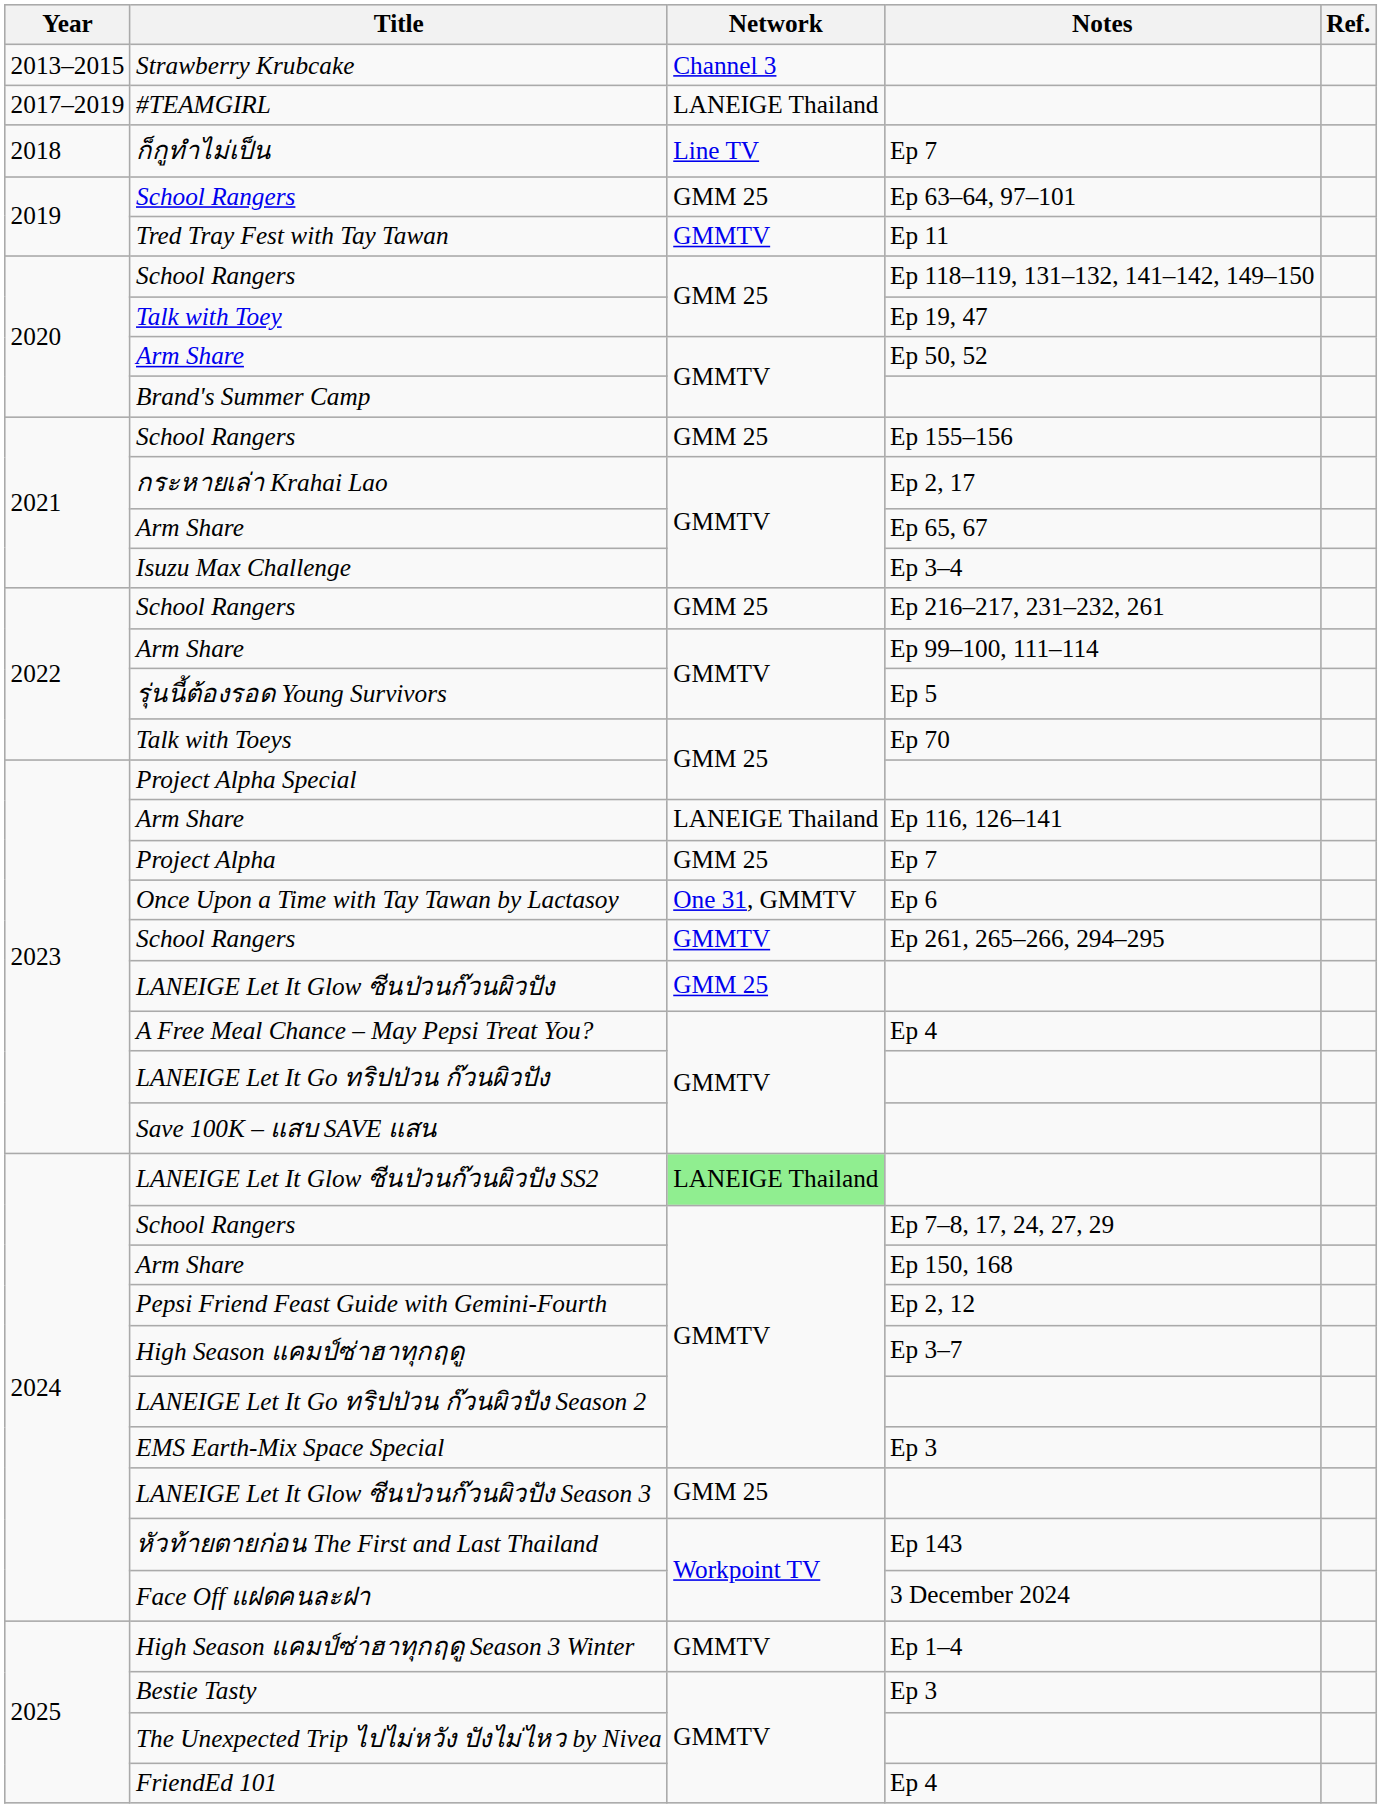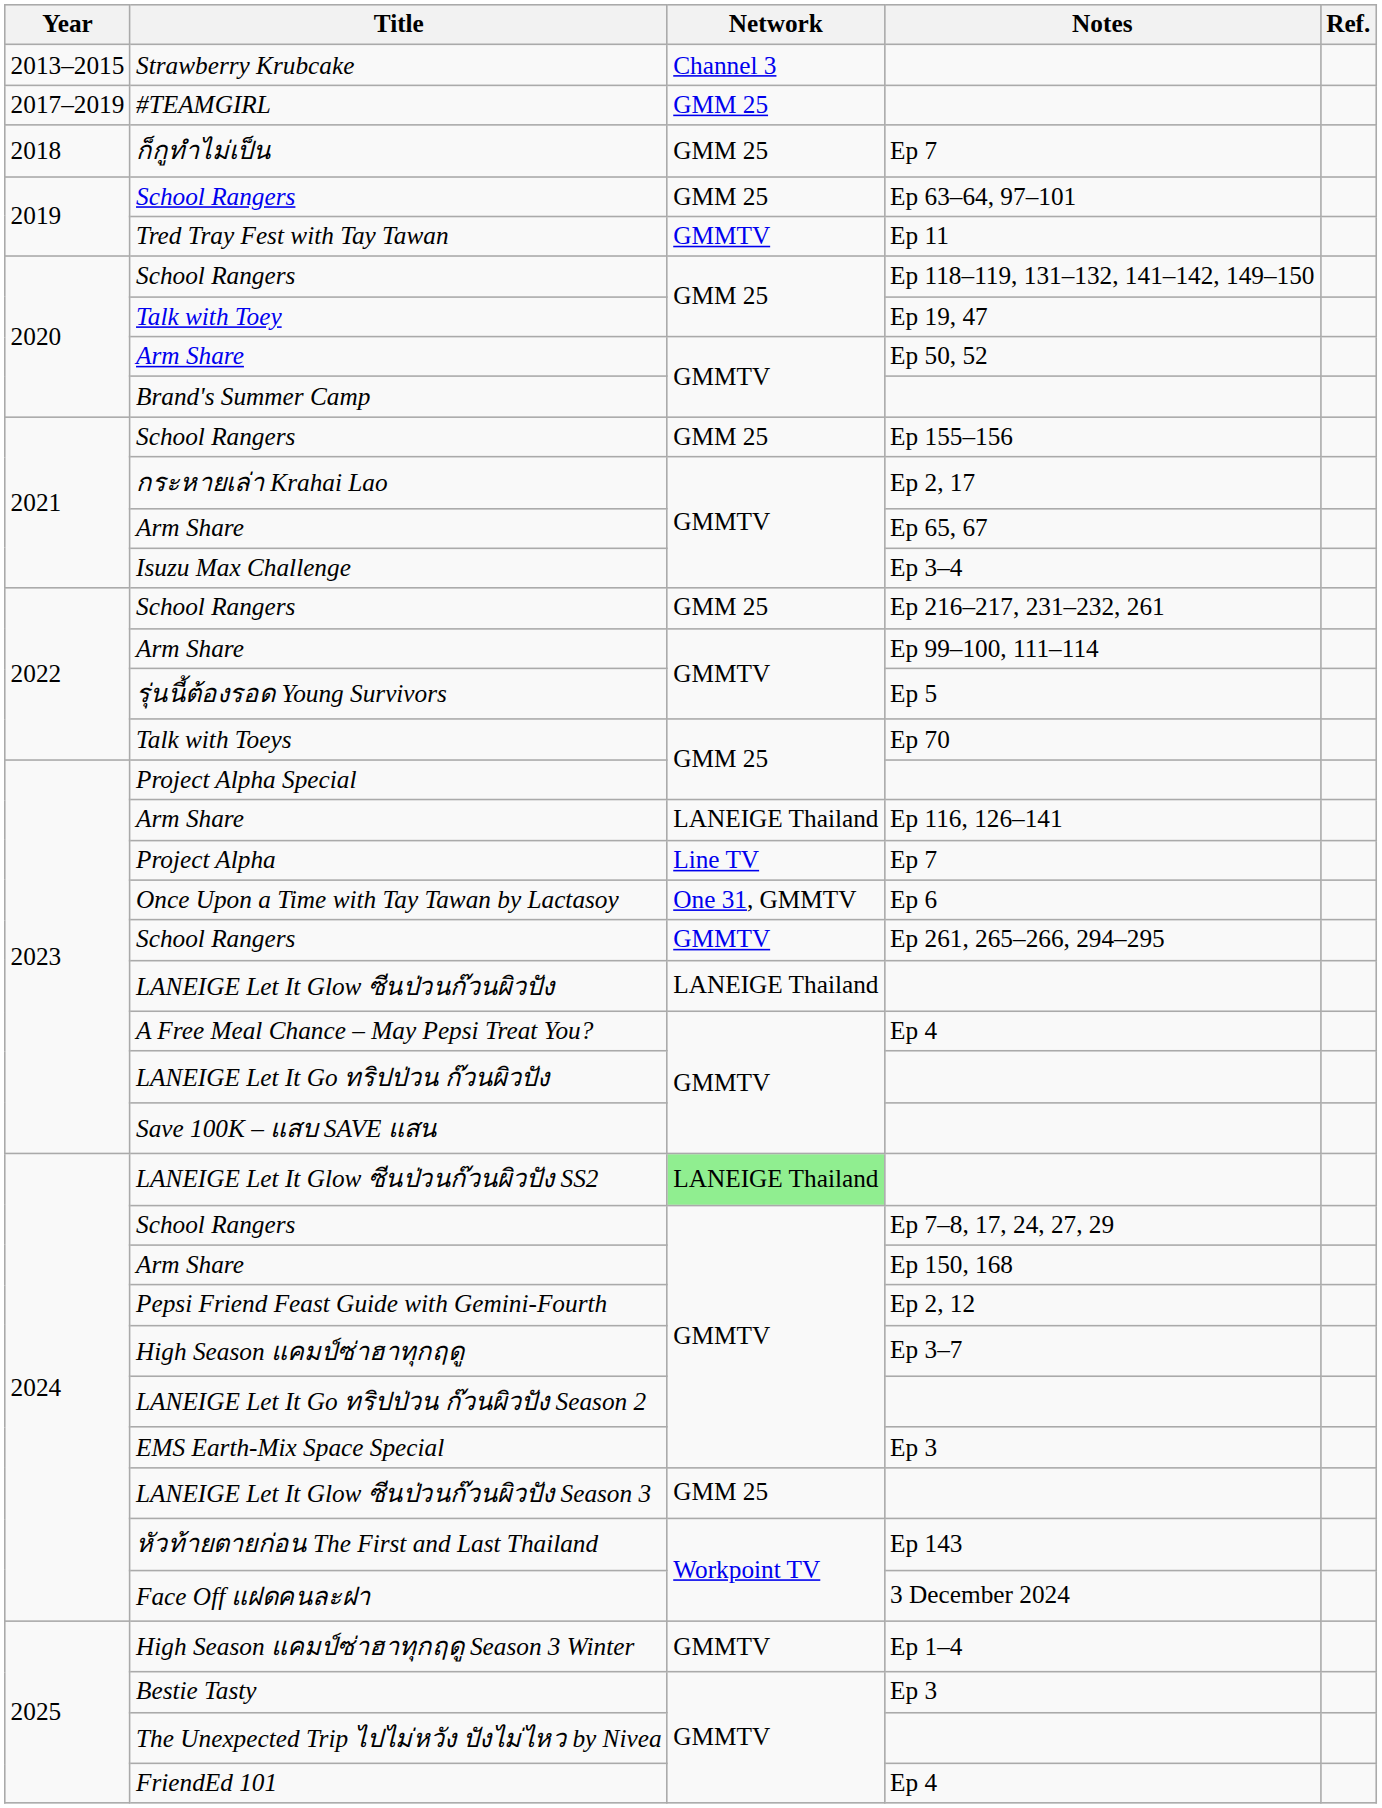(776, 104) LANEIGE Thailand -> (721, 104) GMM 25
(716, 150) Line TV -> (721, 150) GMM 25
(721, 859) GMM 25 -> (716, 859) Line TV
(721, 985) GMM 25 -> (776, 985) LANEIGE Thailand
